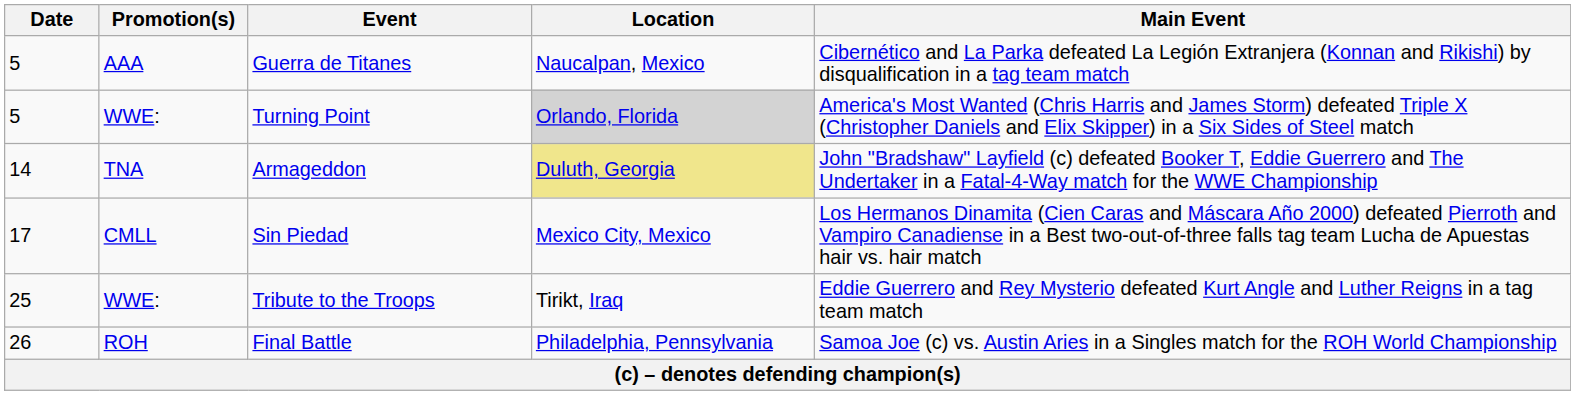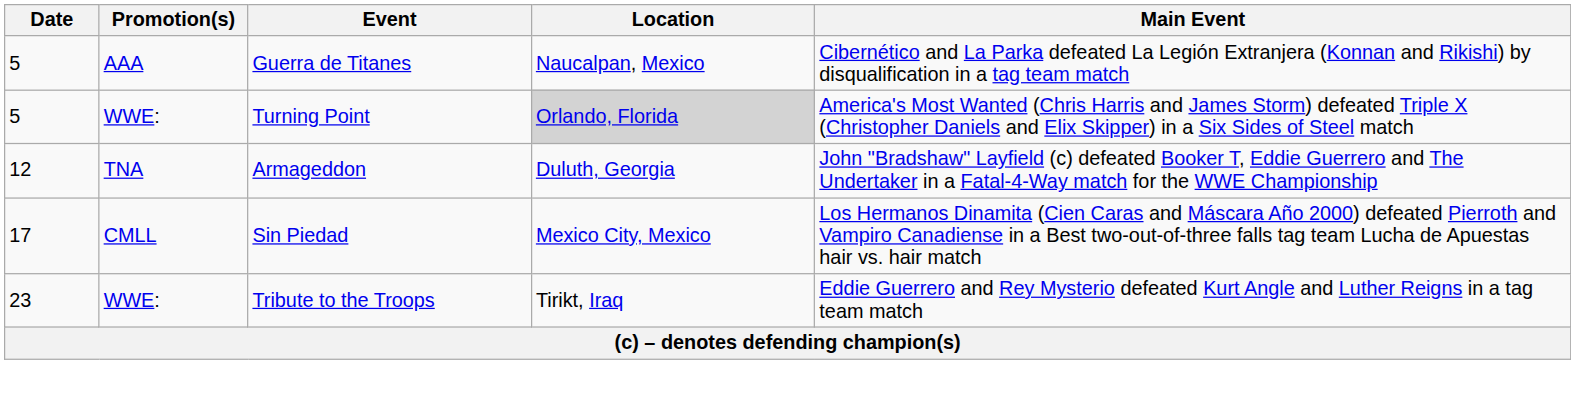(20, 170) 14 -> (20, 170) 12
(605, 170) khaki background -> (605, 170) no background
(20, 300) 25 -> (20, 300) 23
- row: (302, 342)
